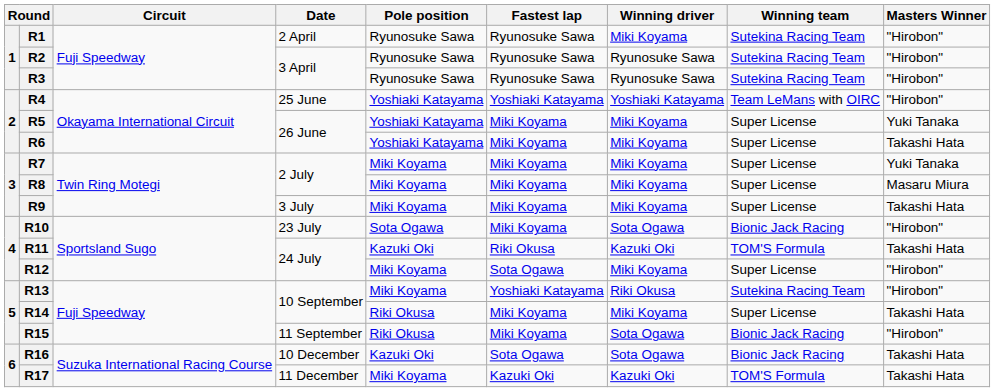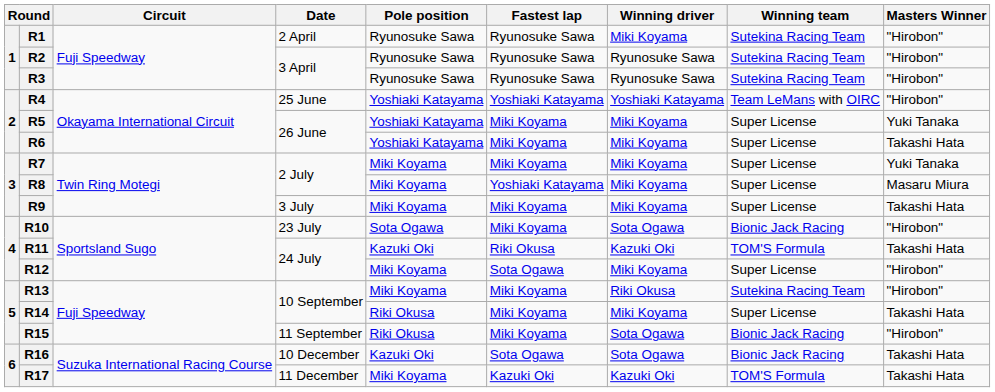(528, 184) Miki Koyama -> (547, 184) Yoshiaki Katayama
(547, 291) Yoshiaki Katayama -> (528, 291) Miki Koyama
